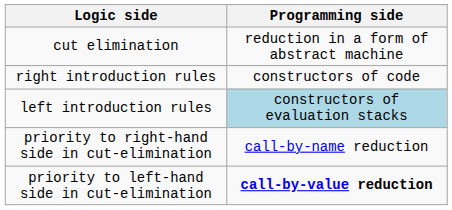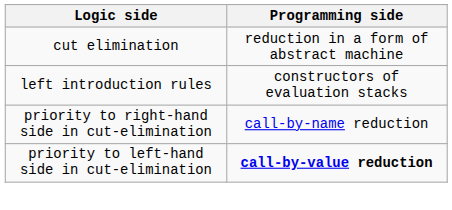- row: (116, 77)
(337, 108) lightblue background -> (337, 85) no background
